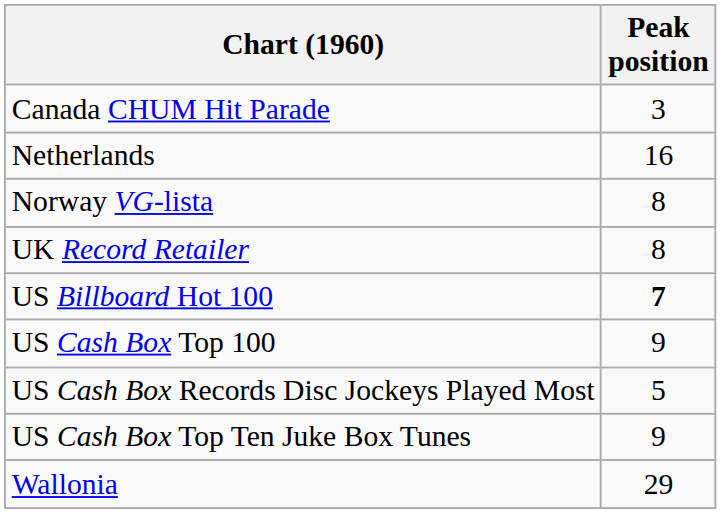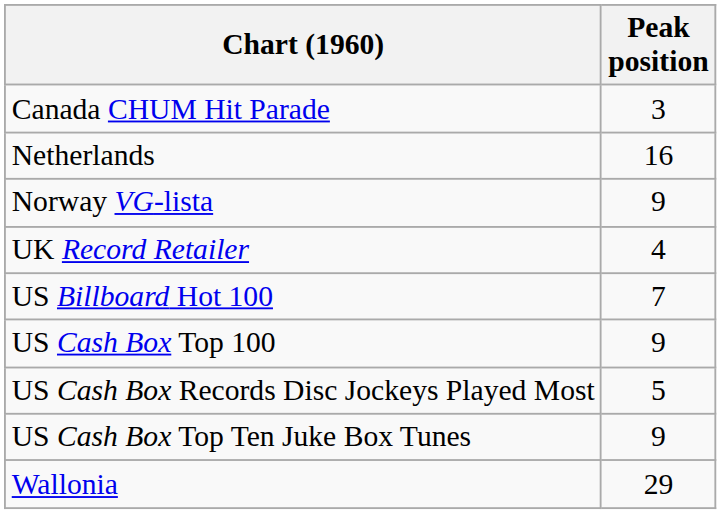(658, 202) 8 -> (658, 202) 9
(658, 249) 8 -> (658, 249) 4
(658, 295) bold -> (658, 295) normal
